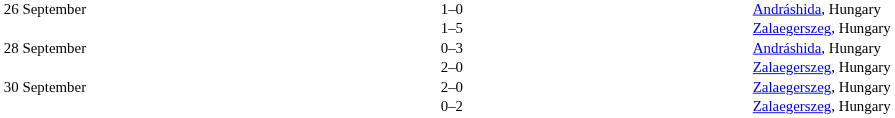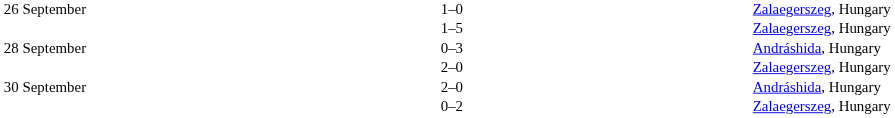(817, 9) Andráshida, Hungary -> (822, 9) Zalaegerszeg, Hungary
(822, 87) Zalaegerszeg, Hungary -> (817, 87) Andráshida, Hungary
